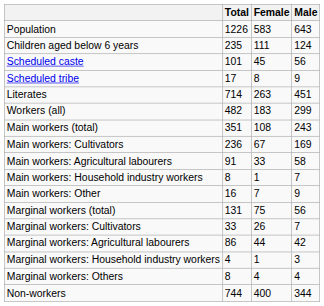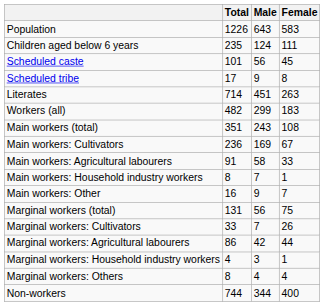columns swapped: (306, 12) <-> (272, 12)
